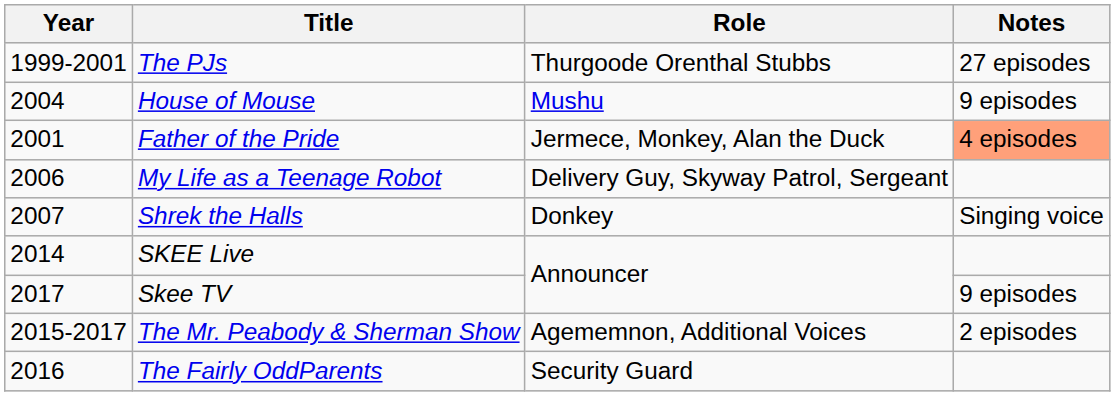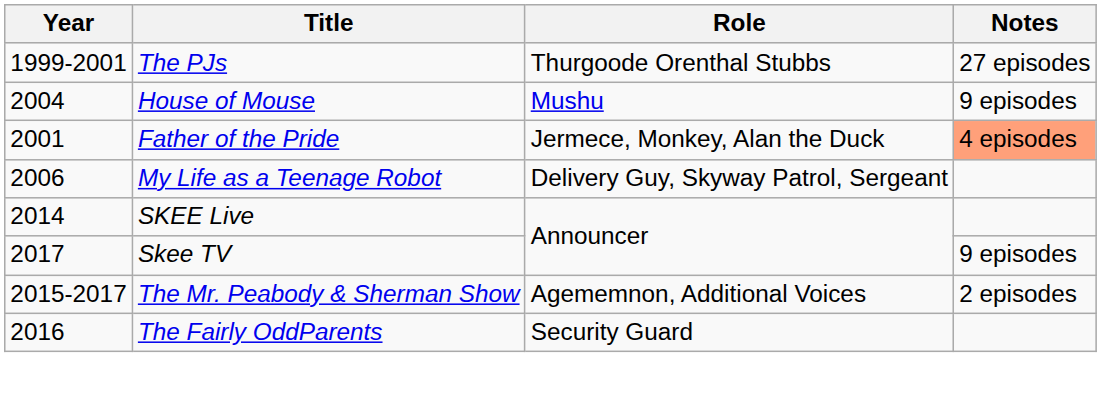- row: (220, 216)
